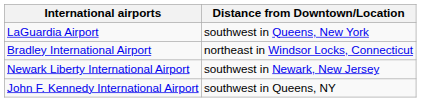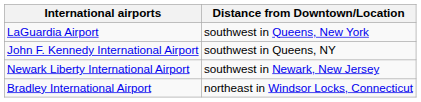rows swapped: (103, 87) <-> (79, 50)
